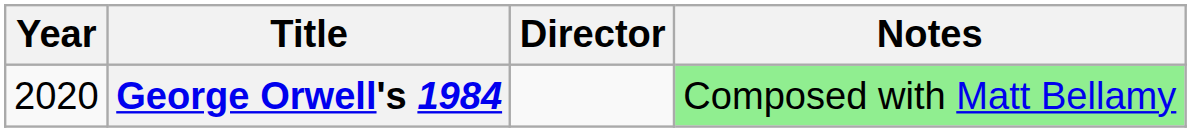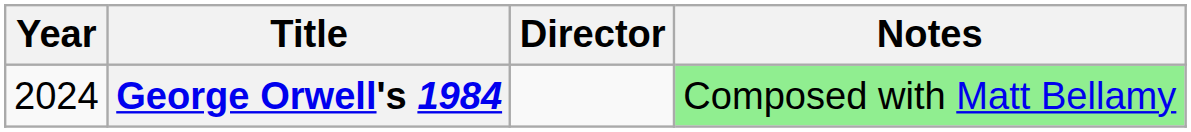(56, 95) 2020 -> (56, 95) 2024
